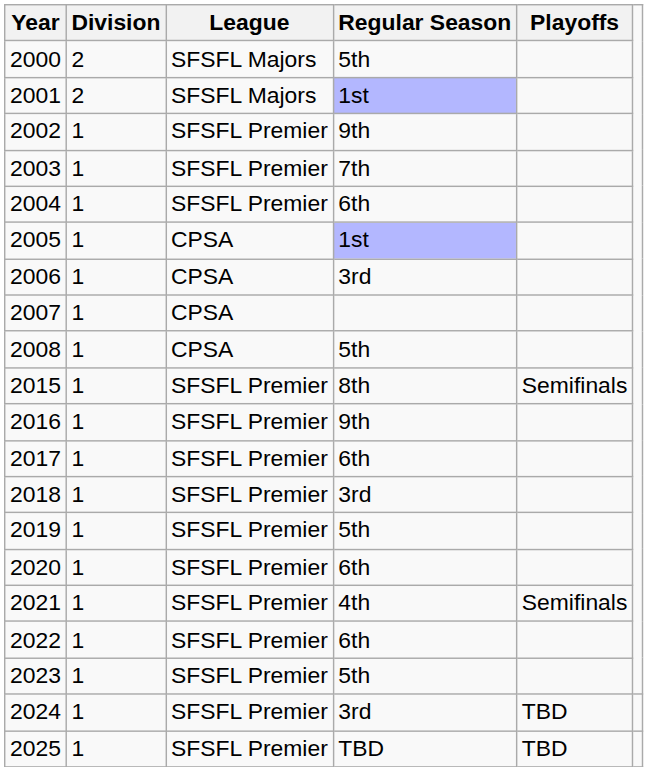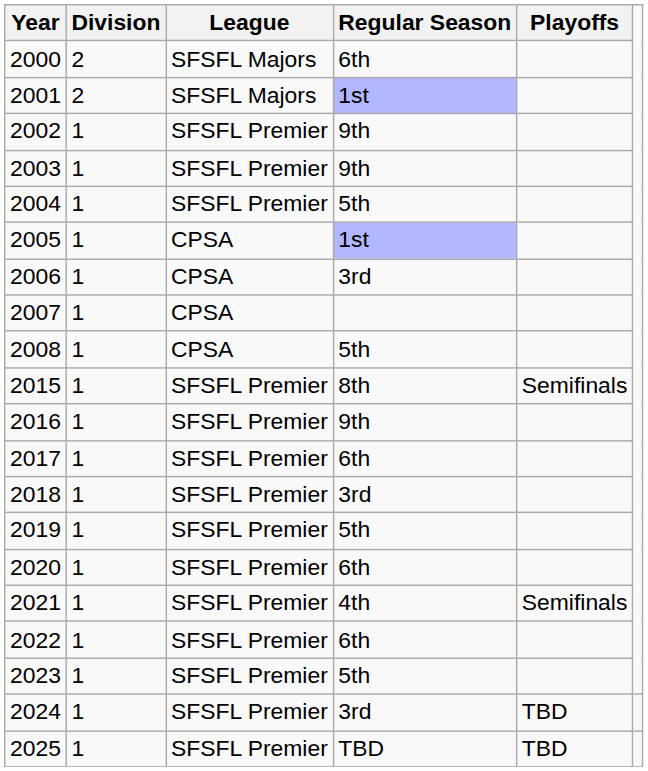(354, 58) 5th -> (354, 58) 6th
(354, 167) 7th -> (354, 167) 9th
(354, 204) 6th -> (354, 204) 5th
